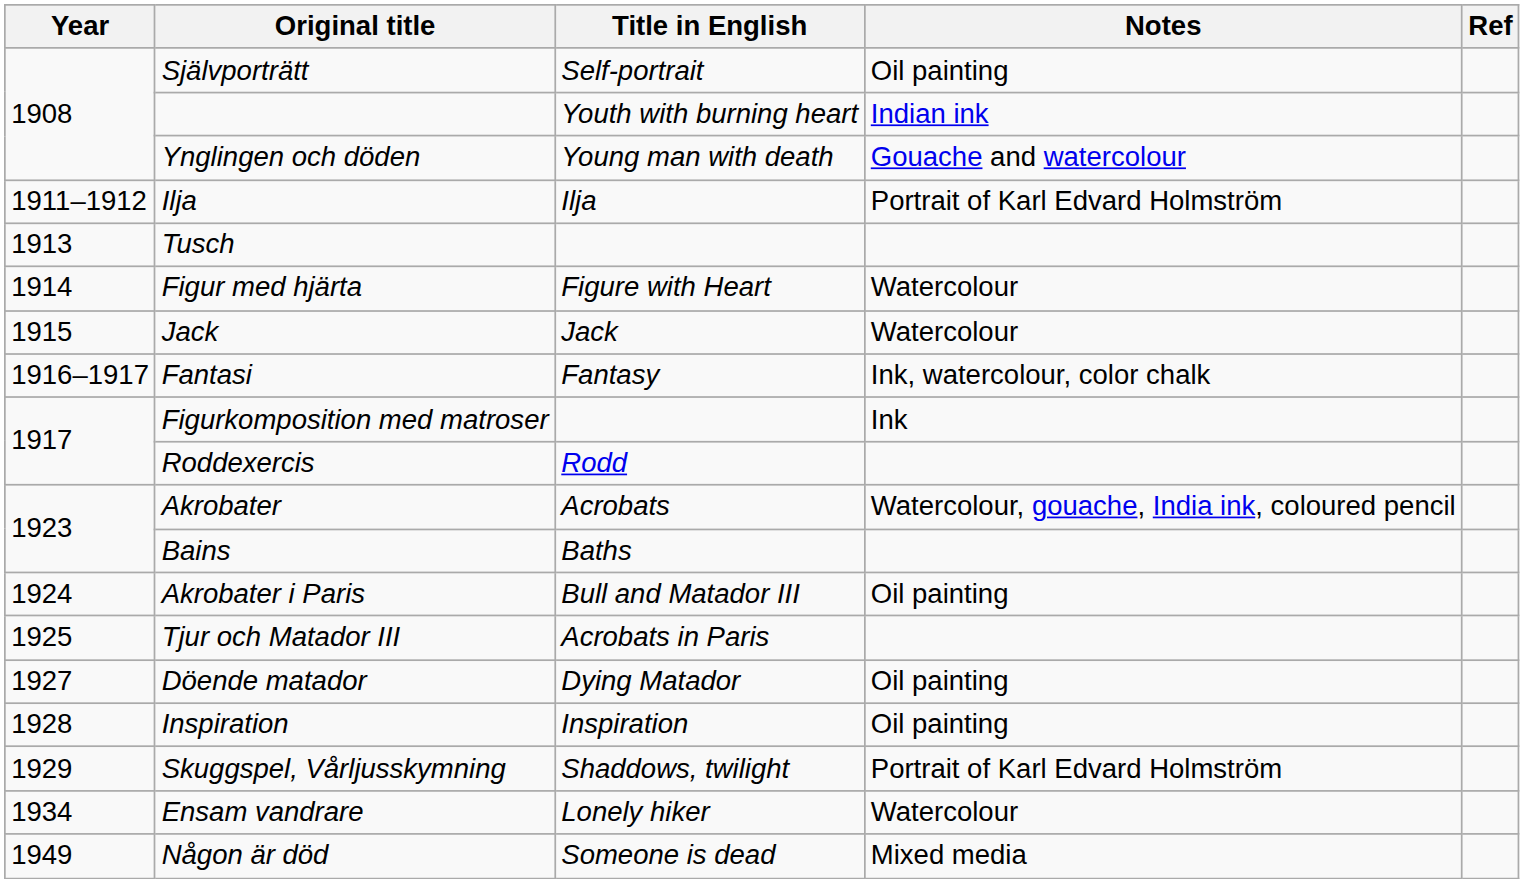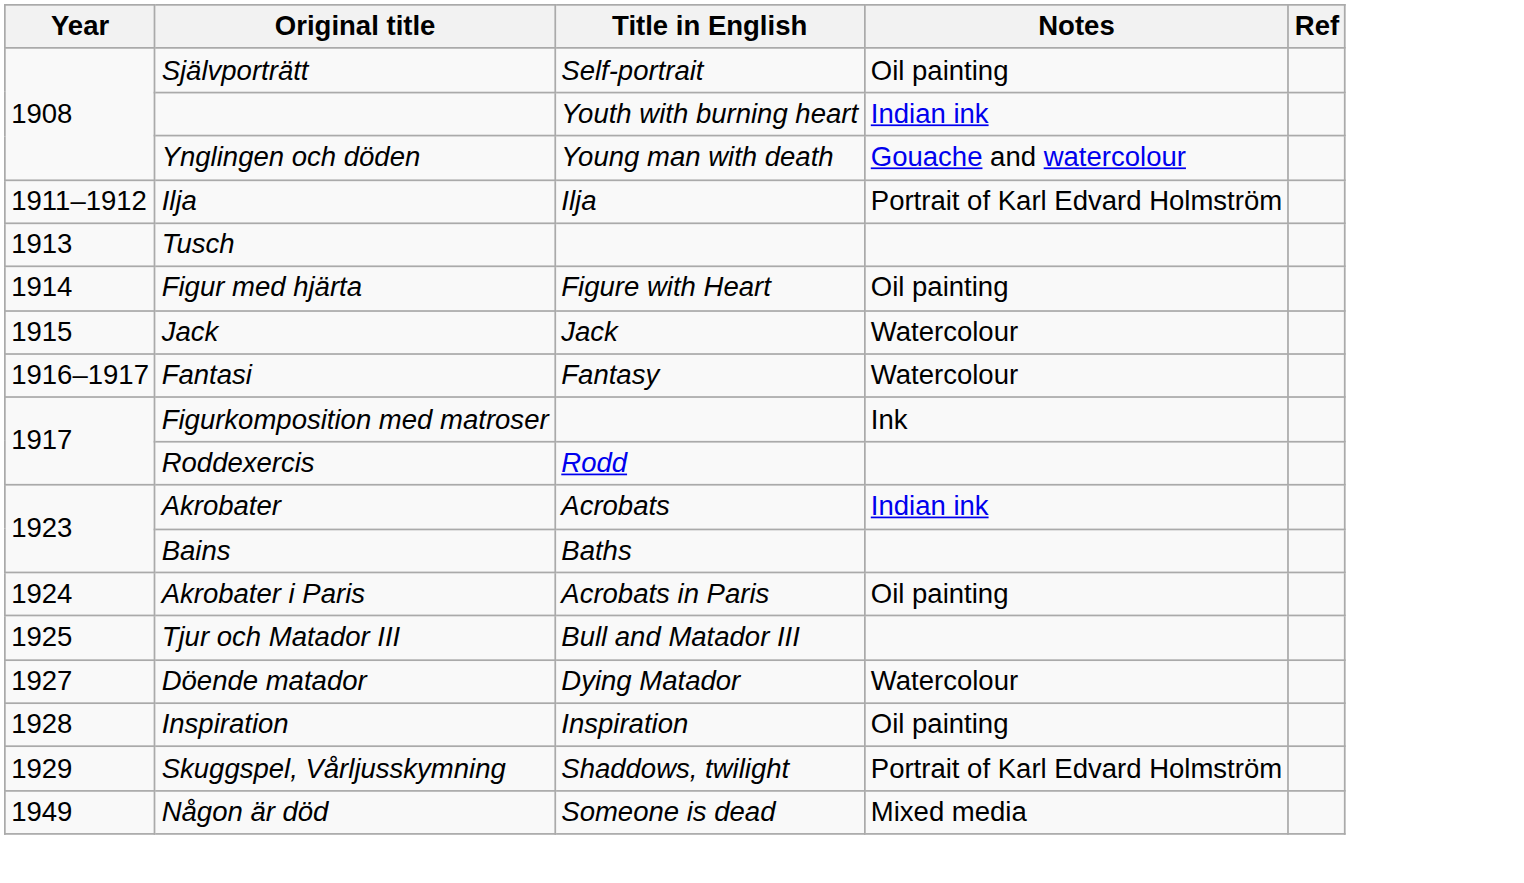(944, 288) Watercolour -> (940, 288) Oil painting
(1041, 375) Ink, watercolour, color chalk -> (944, 375) Watercolour
(1163, 506) Watercolour, gouache, India ink, coloured pencil -> (930, 506) Indian ink
(681, 593) Bull and Matador III -> (665, 593) Acrobats in Paris
(665, 637) Acrobats in Paris -> (681, 637) Bull and Matador III
(940, 680) Oil painting -> (944, 680) Watercolour
- row: (263, 811)
